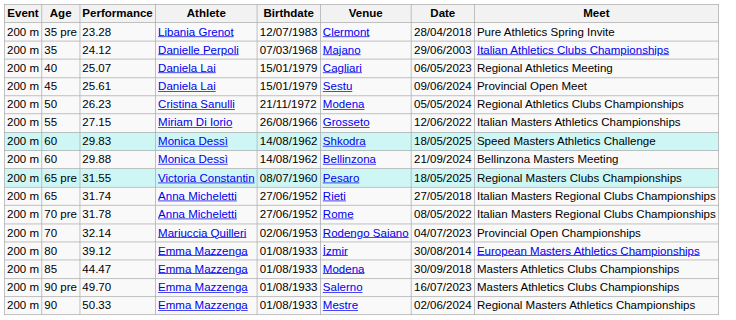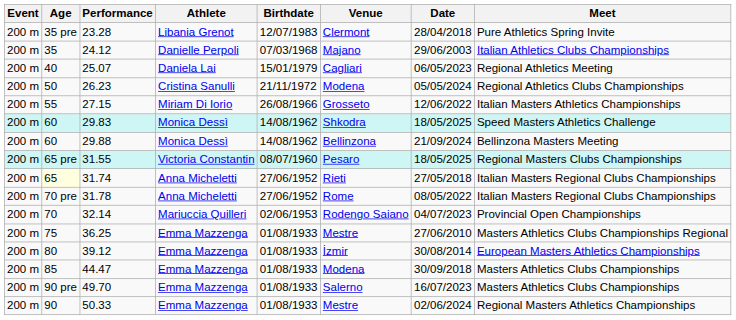- row: (97, 86)
(51, 196) no background -> (51, 178) lightyellow background
+ row: (97, 232)
